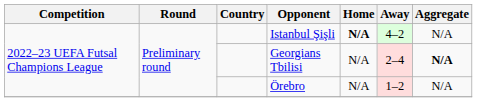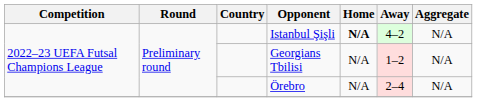(395, 60) 2–4 -> (395, 60) 1–2
(442, 60) bold -> (442, 60) normal
(395, 86) 1–2 -> (395, 86) 2–4
